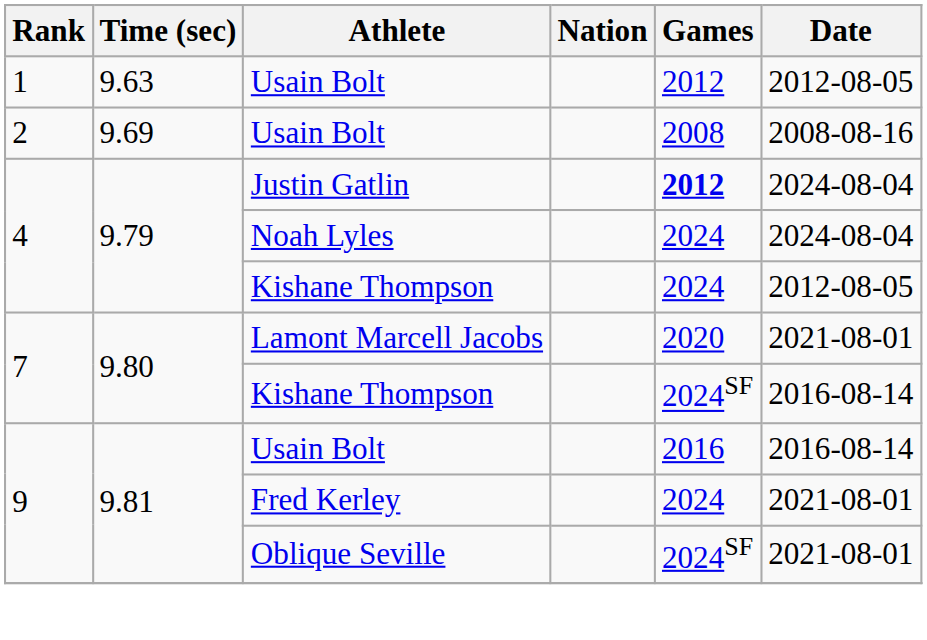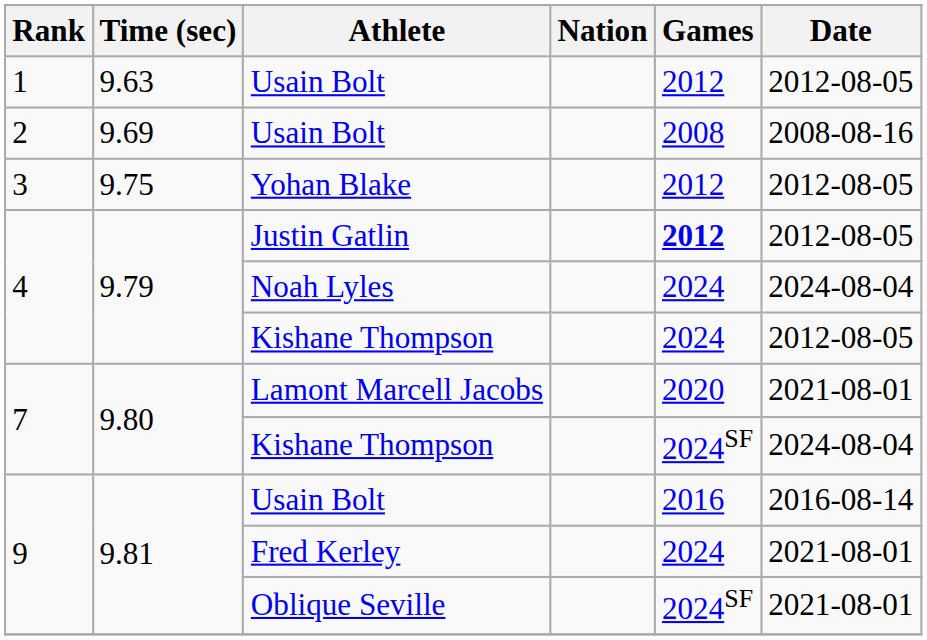+ row: (20, 184)
(841, 184) 2024-08-04 -> (841, 235) 2012-08-05
(841, 393) 2016-08-14 -> (841, 444) 2024-08-04
